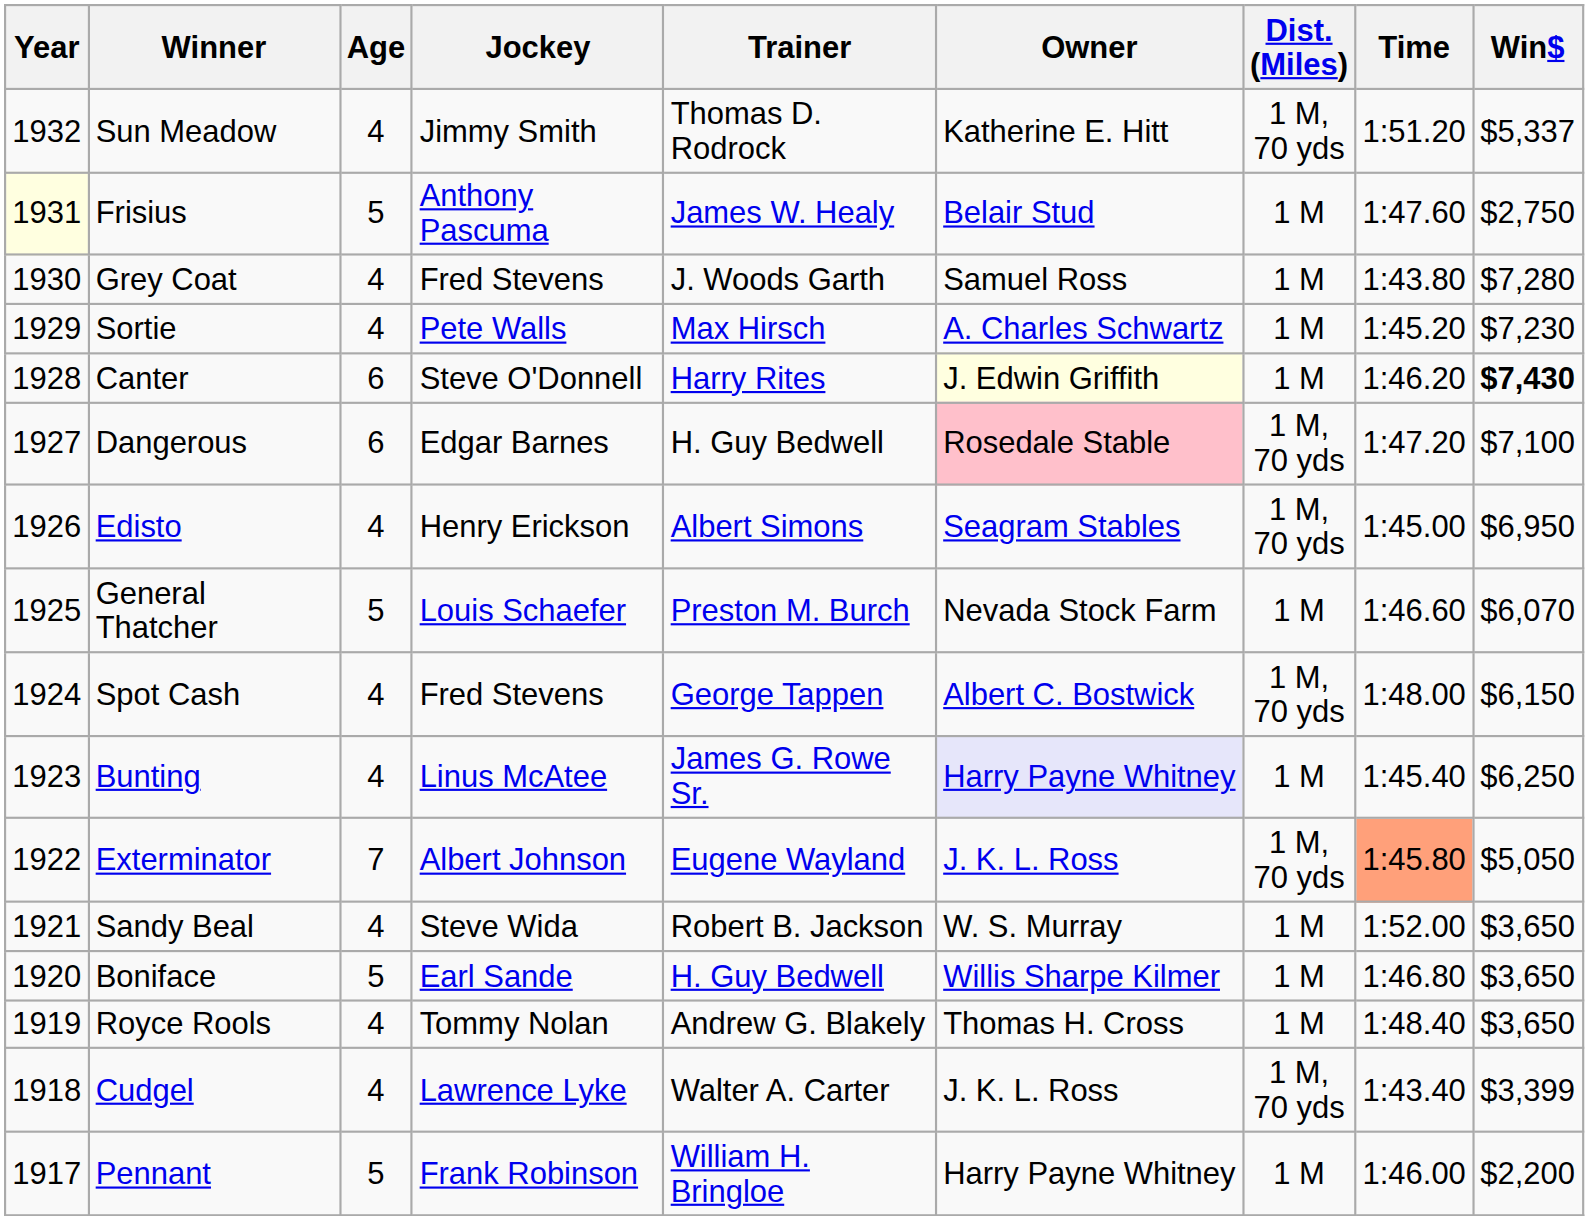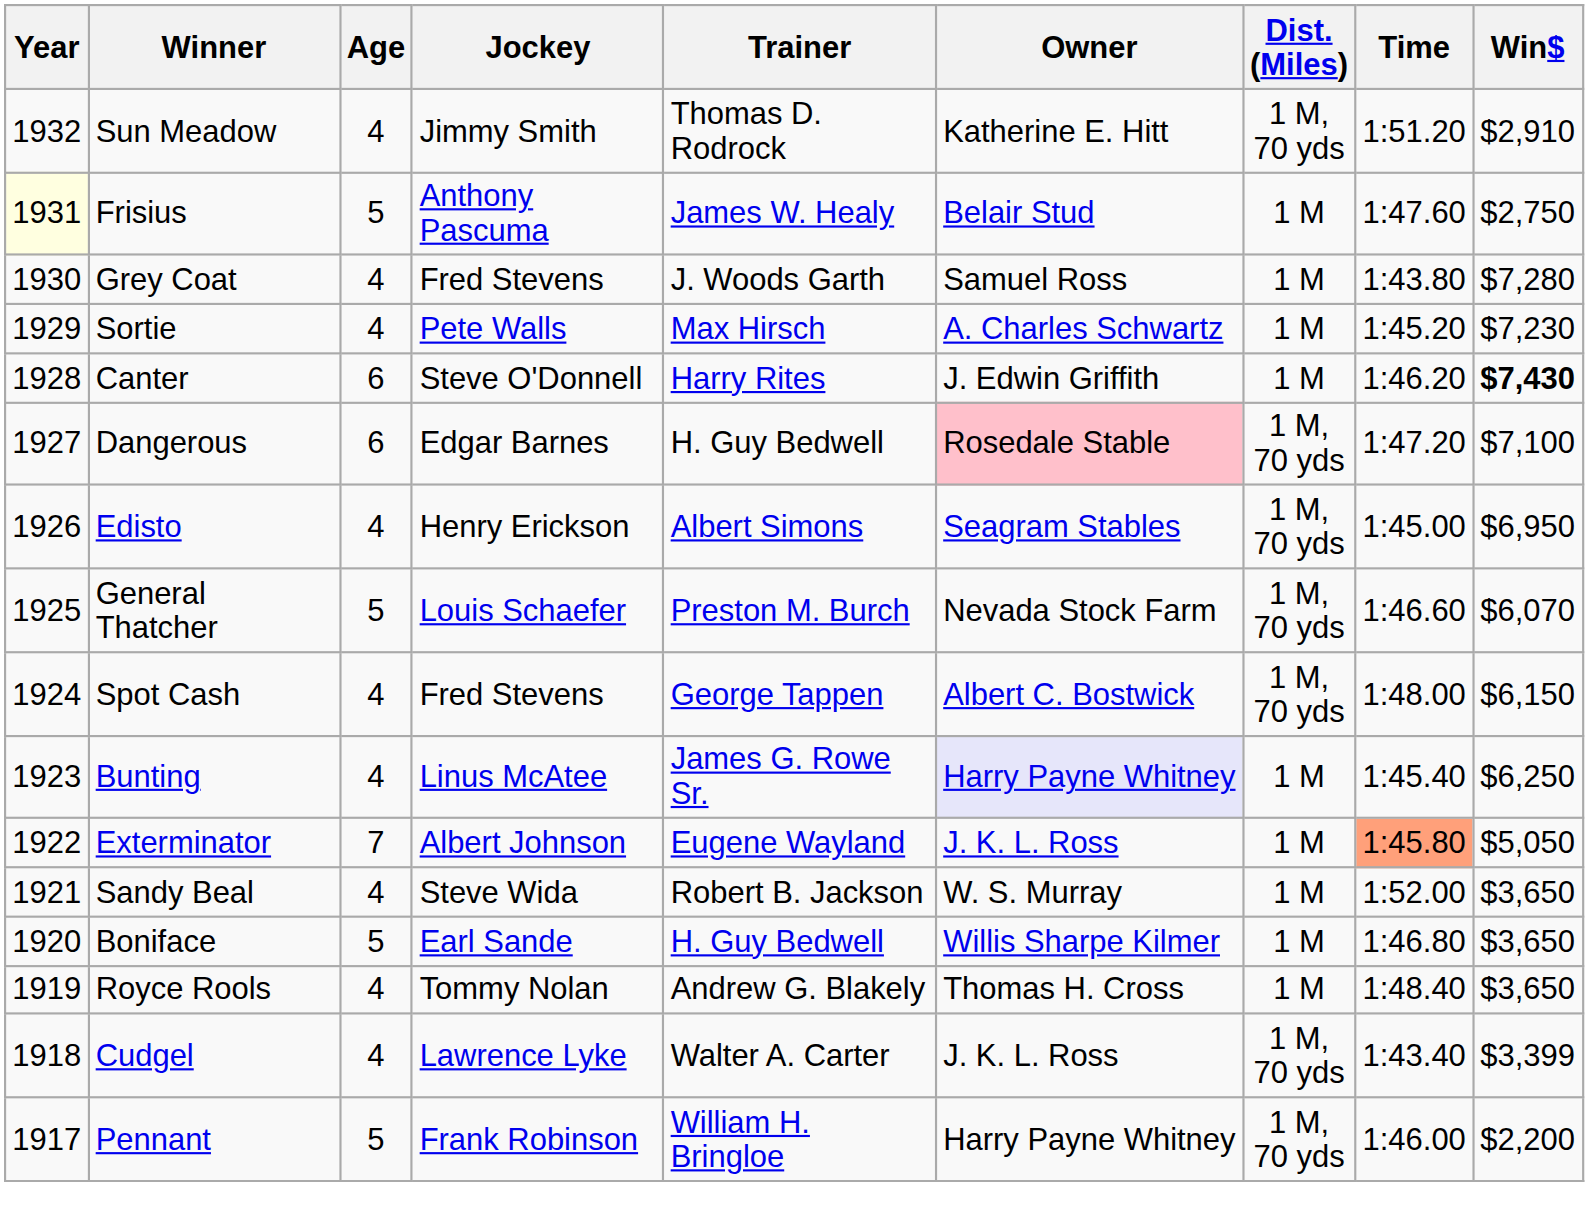(1528, 130) $5,337 -> (1528, 130) $2,910
(1051, 378) lightyellow background -> (1051, 378) no background
(1299, 610) 1 M -> (1299, 610) 1 M, 70 yds
(1299, 860) 1 M, 70 yds -> (1299, 843) 1 M
(1299, 1174) 1 M -> (1299, 1139) 1 M, 70 yds
